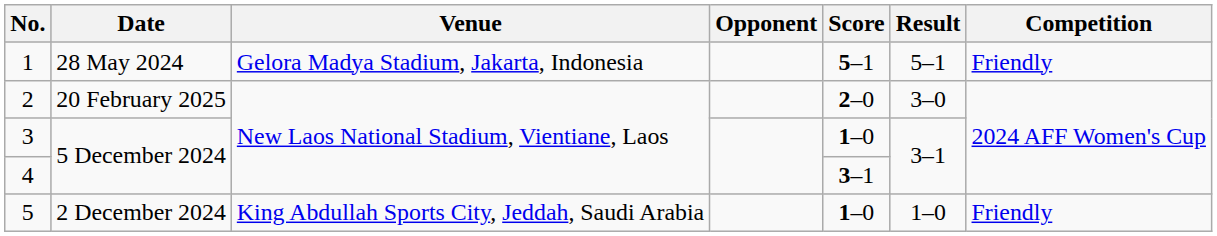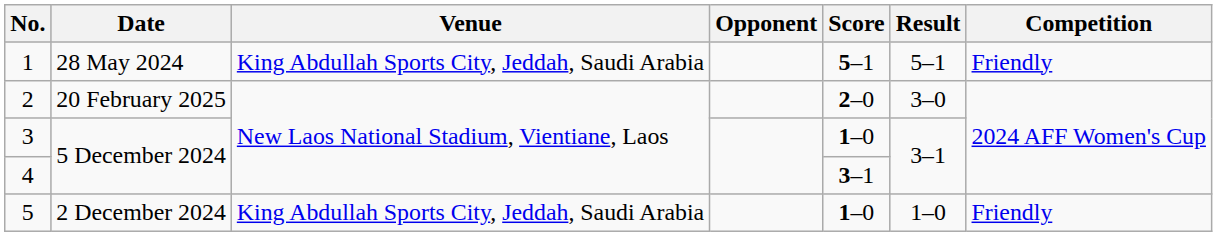(440, 61) Gelora Madya Stadium, Jakarta, Indonesia -> (470, 61) King Abdullah Sports City, Jeddah, Saudi Arabia
